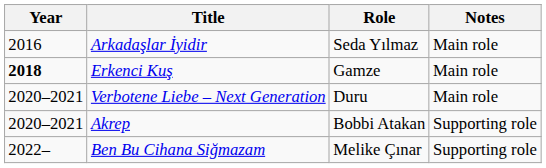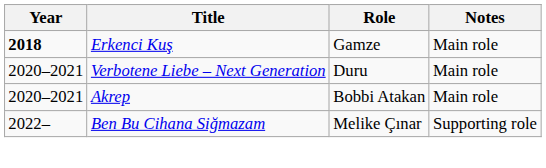- row: (149, 44)
(485, 123) Supporting role -> (466, 96) Main role
